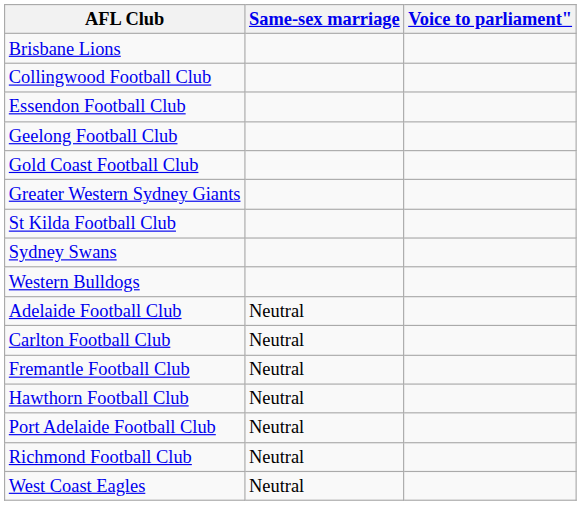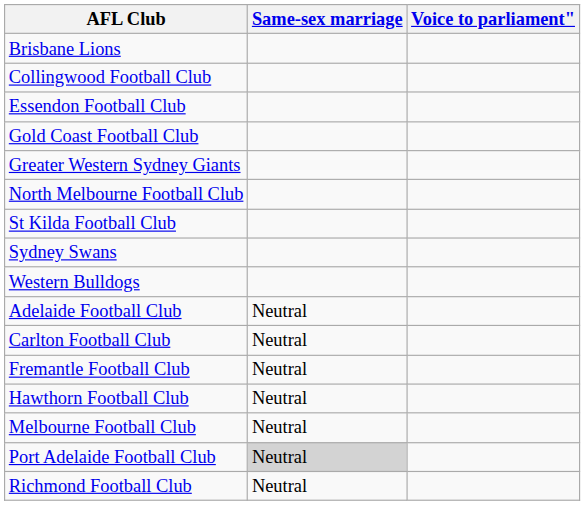- row: (93, 135)
+ row: (126, 194)
+ row: (102, 427)
(277, 427) no background -> (279, 456) lightgrey background
- row: (77, 485)
